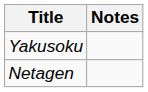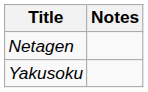rows swapped: (41, 73) <-> (46, 45)
